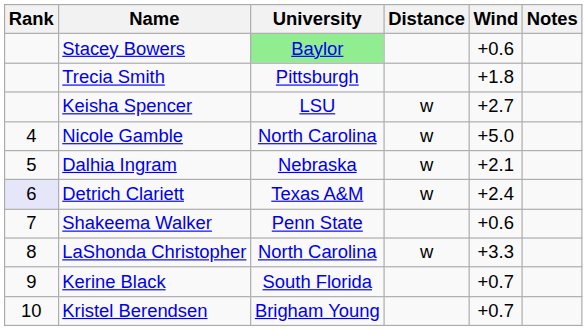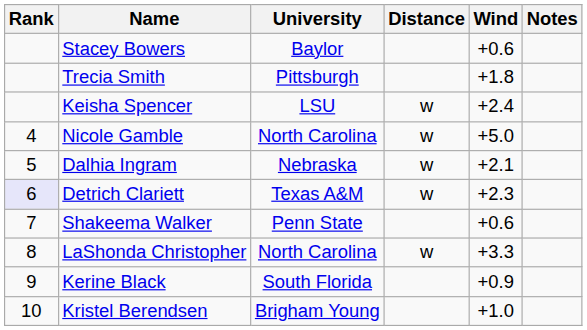(317, 48) lightgreen background -> (317, 48) no background
(496, 106) +2.7 -> (496, 106) +2.4
(496, 194) +2.4 -> (496, 194) +2.3
(496, 281) +0.7 -> (496, 281) +0.9
(496, 310) +0.7 -> (496, 310) +1.0
